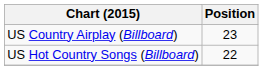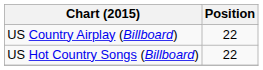(230, 34) 23 -> (230, 34) 22
